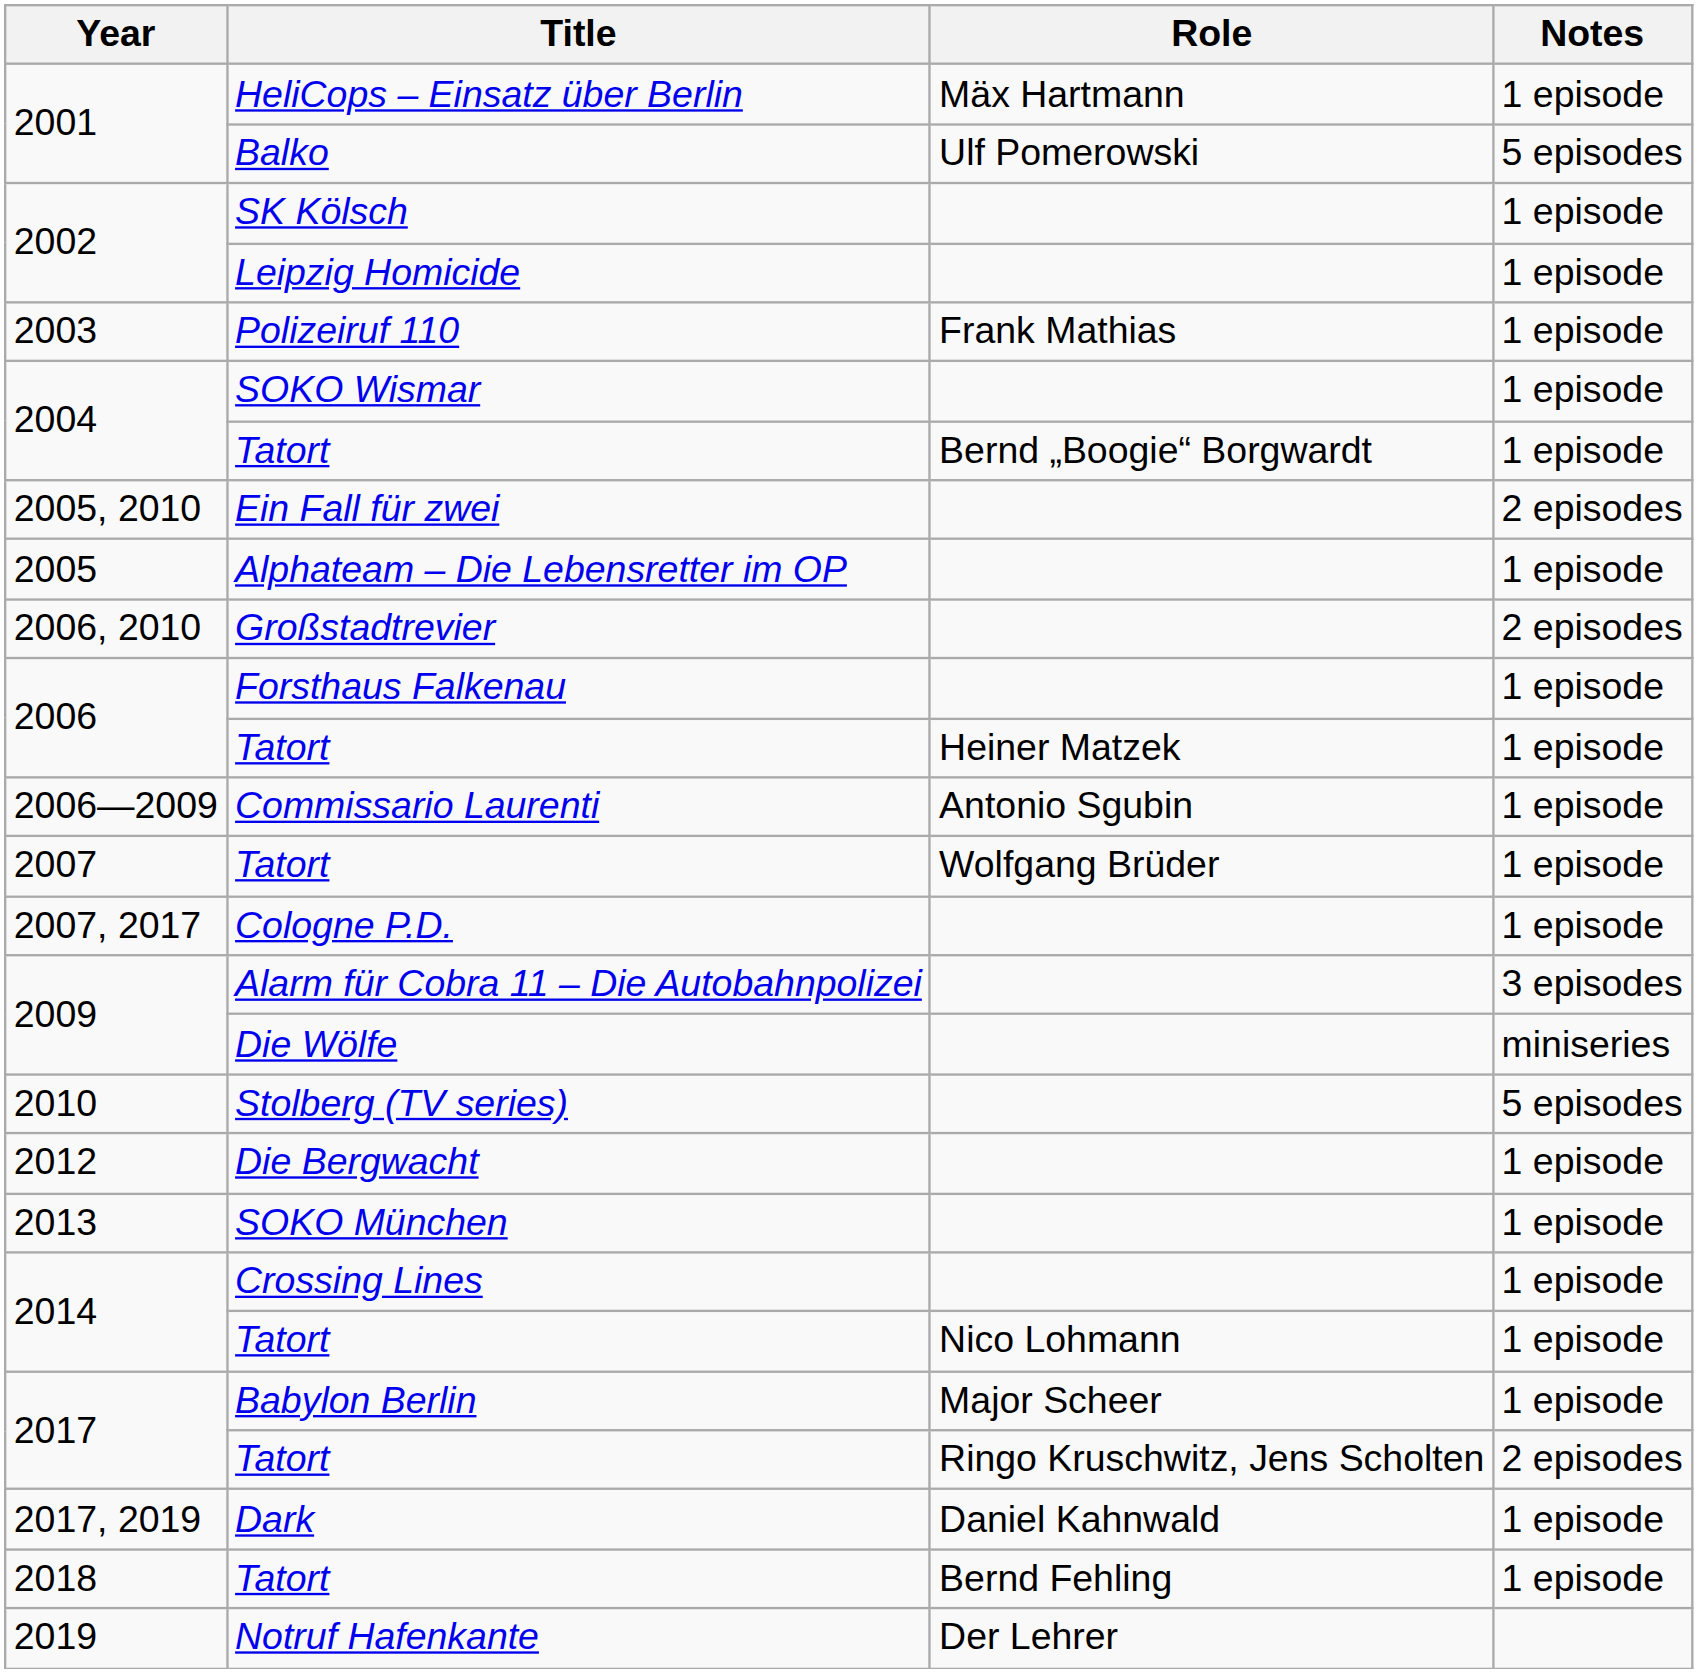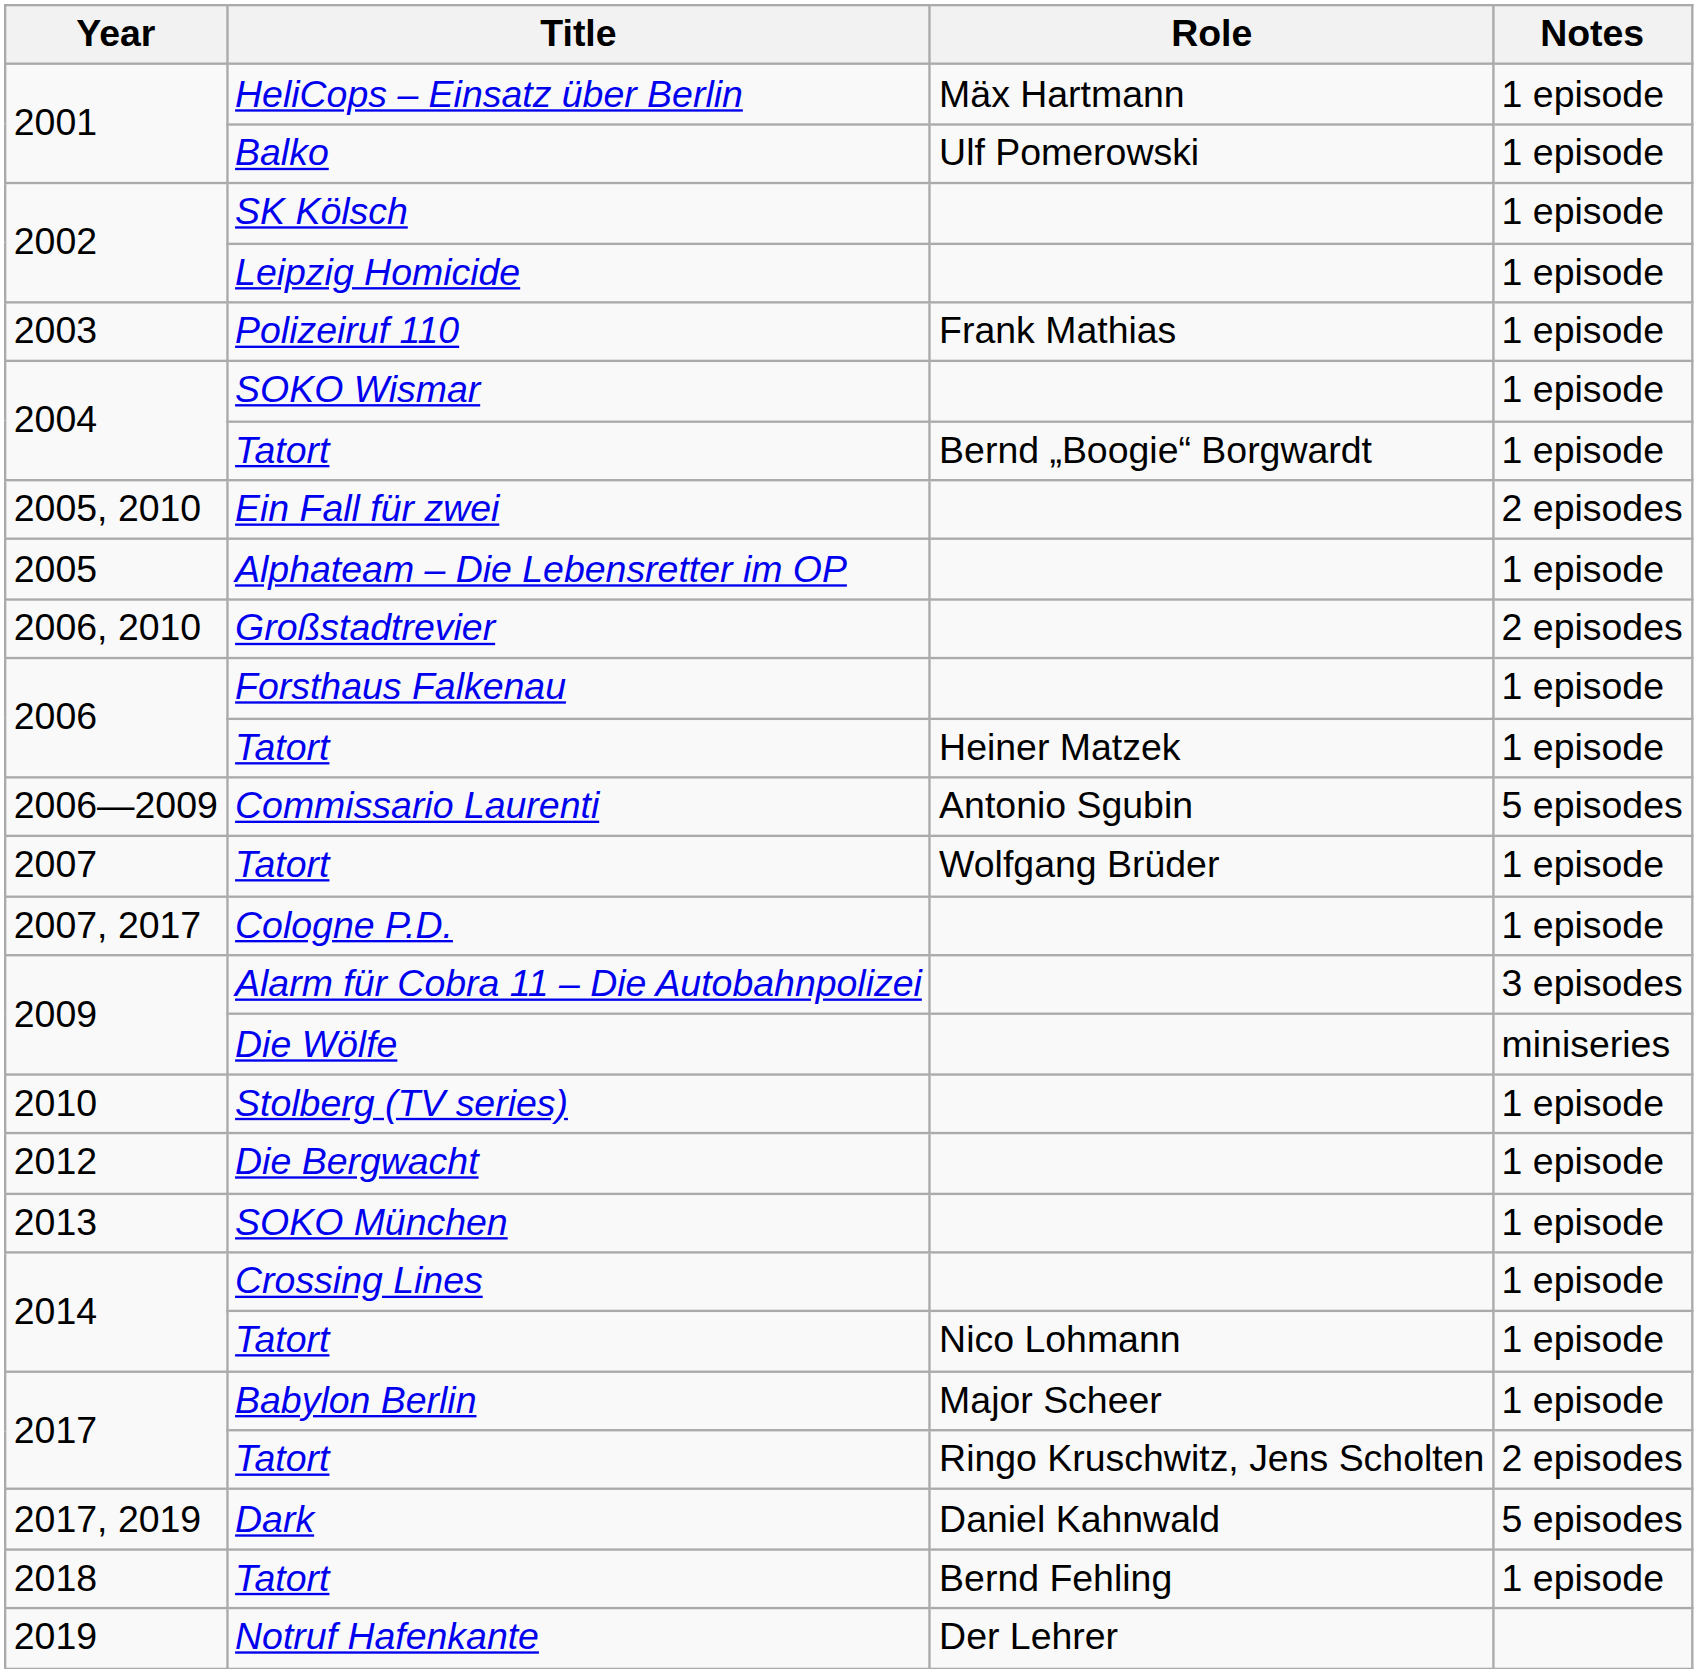(1592, 152) 5 episodes -> (1583, 152) 1 episode
(1583, 806) 1 episode -> (1592, 806) 5 episodes
(1592, 1102) 5 episodes -> (1583, 1102) 1 episode
(1583, 1518) 1 episode -> (1592, 1518) 5 episodes
